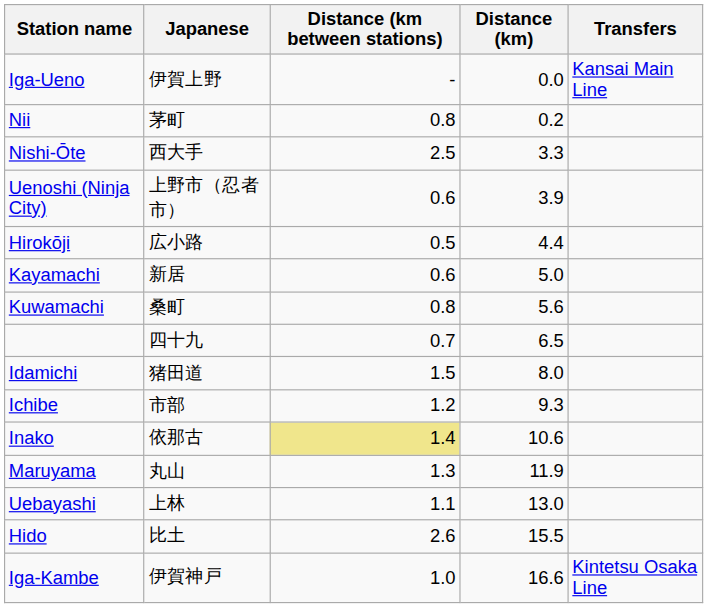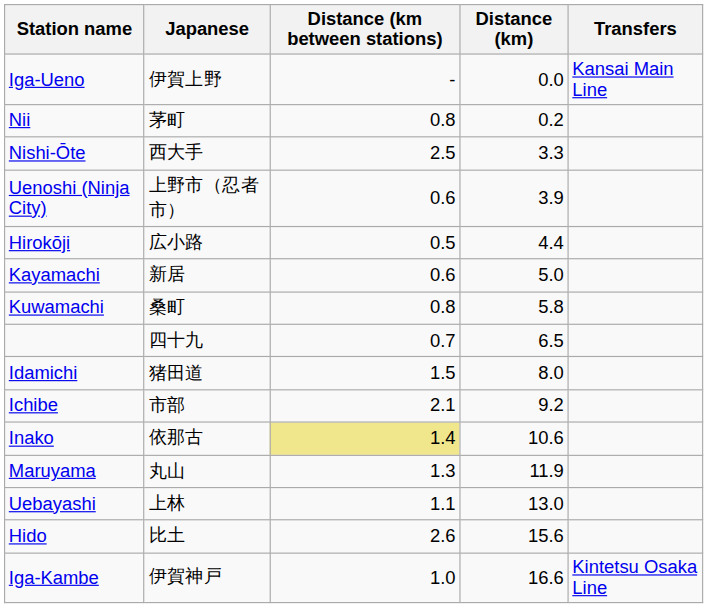(551, 307) 5.6 -> (551, 307) 5.8
(443, 405) 1.2 -> (443, 405) 2.1
(551, 405) 9.3 -> (551, 405) 9.2
(546, 536) 15.5 -> (546, 536) 15.6
